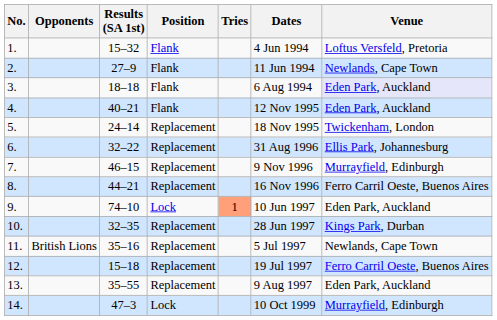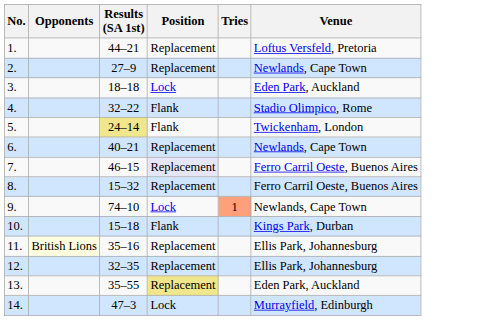- column: (286, 21)
(124, 48) 15–32 -> (124, 48) 44–21
(165, 48) Flank -> (183, 48) Replacement
(165, 68) Flank -> (183, 68) Replacement
(165, 87) Flank -> (163, 87) Lock
(378, 87) lavender background -> (307, 87) no background
(124, 107) 40–21 -> (124, 107) 32–22
(378, 107) Eden Park, Auckland -> (313, 107) Stadio Olimpico, Rome
(124, 127) no background -> (124, 127) khaki background
(183, 127) Replacement -> (165, 127) Flank
(124, 147) 32–22 -> (124, 147) 40–21
(387, 147) Ellis Park, Johannesburg -> (310, 147) Newlands, Cape Town
(183, 166) no background -> (183, 166) lavender background
(384, 166) Murrayfield, Edinburgh -> (336, 166) Ferro Carril Oeste, Buenos Aires
(124, 186) 44–21 -> (124, 186) 15–32
(378, 206) Eden Park, Auckland -> (310, 206) Newlands, Cape Town
(124, 226) 32–35 -> (124, 226) 15–18
(183, 226) Replacement -> (165, 226) Flank
(64, 246) no background -> (64, 246) lightyellow background
(381, 246) Newlands, Cape Town -> (316, 246) Ellis Park, Johannesburg
(124, 265) 15–18 -> (124, 265) 32–35
(407, 265) Ferro Carril Oeste, Buenos Aires -> (316, 265) Ellis Park, Johannesburg
(183, 285) no background -> (183, 285) khaki background
